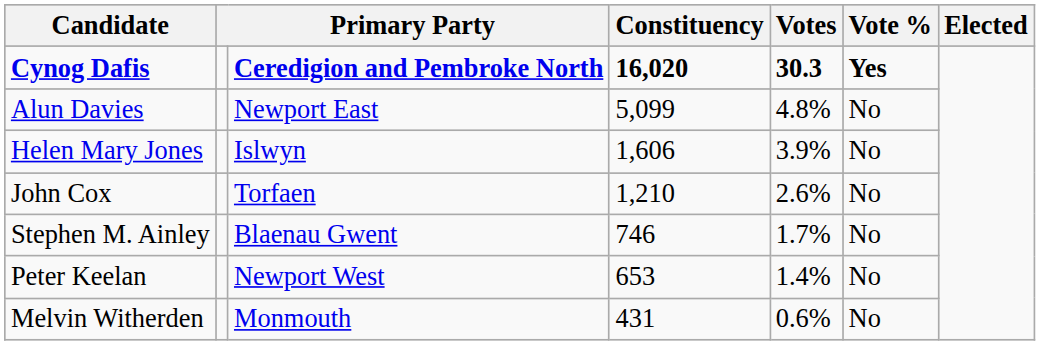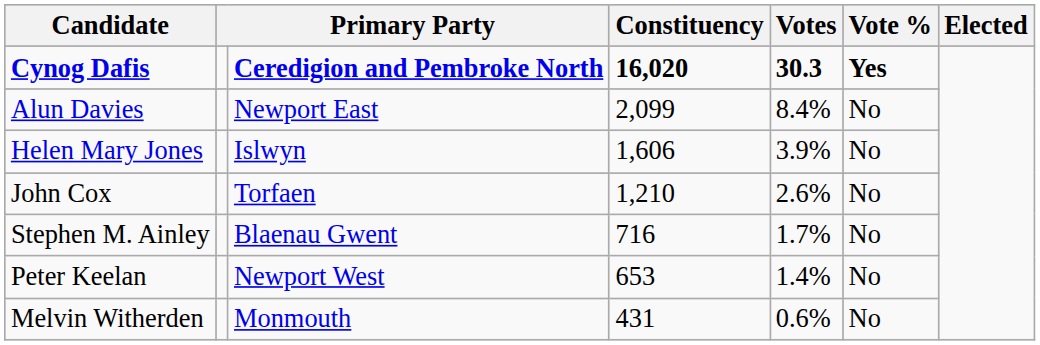(645, 109) 5,099 -> (645, 109) 2,099
(803, 109) 4.8% -> (803, 109) 8.4%
(635, 234) 746 -> (635, 234) 716
